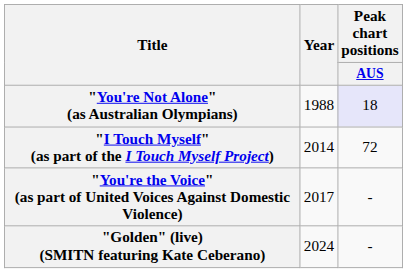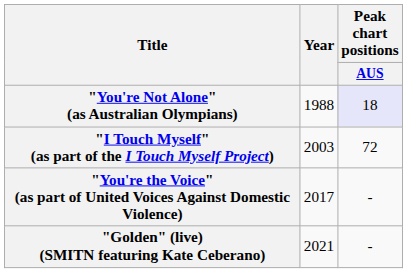(319, 147) 2014 -> (319, 147) 2003
(319, 246) 2024 -> (319, 246) 2021
